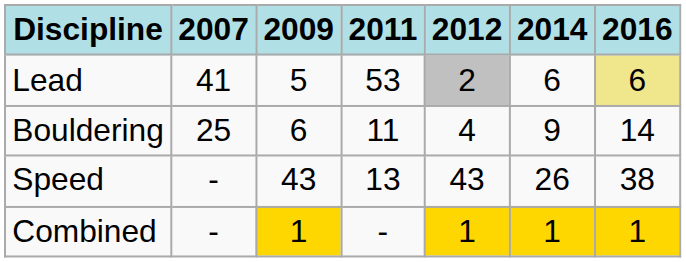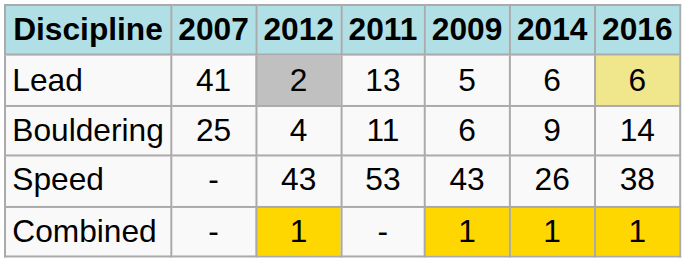columns swapped: (299, 29) <-> (467, 29)
(383, 79) 53 -> (383, 79) 13
(383, 180) 13 -> (383, 180) 53
